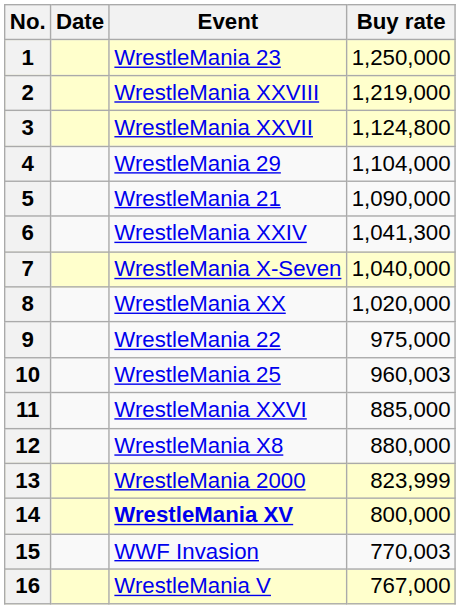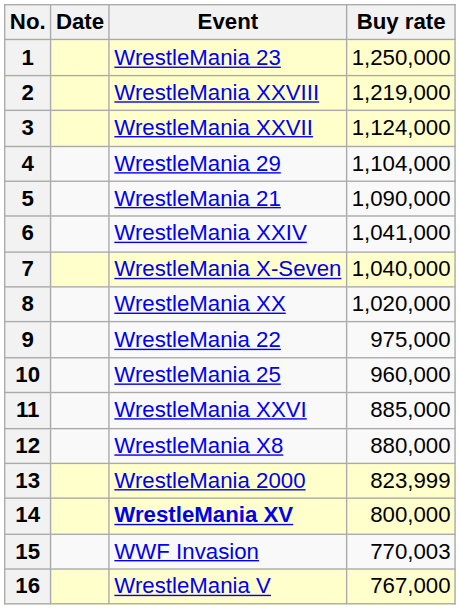(401, 127) 1,124,800 -> (401, 127) 1,124,000
(401, 233) 1,041,300 -> (401, 233) 1,041,000
(410, 374) 960,003 -> (410, 374) 960,000
